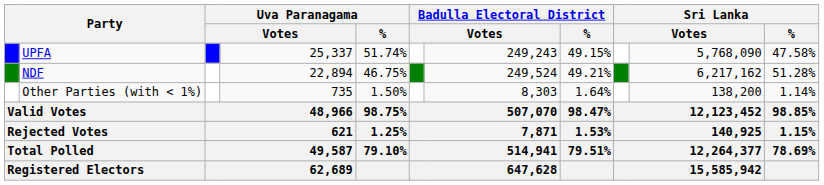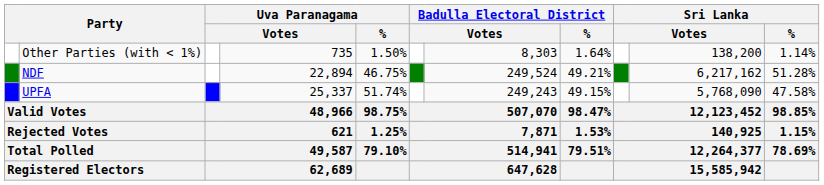rows swapped: (37, 53) <-> (112, 92)
